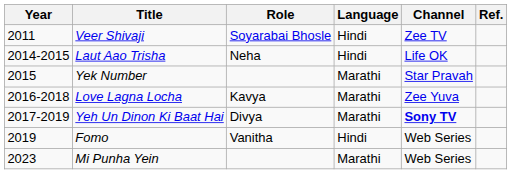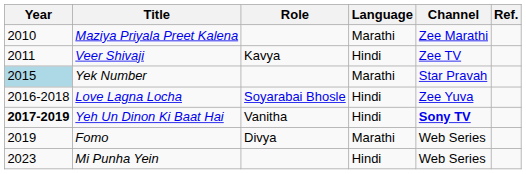+ row: (157, 35)
(281, 35) Soyarabai Bhosle -> (262, 55) Kavya
- row: (120, 55)
(22, 76) no background -> (22, 76) lightblue background
(248, 96) Kavya -> (295, 96) Soyarabai Bhosle
(359, 96) Marathi -> (366, 96) Hindi
(38, 117) normal -> (38, 117) bold
(246, 117) Divya -> (266, 117) Vanitha
(359, 117) Marathi -> (366, 117) Hindi
(251, 138) Vanitha -> (260, 138) Divya
(352, 138) Hindi -> (373, 138) Marathi
(359, 158) Marathi -> (366, 158) Hindi
